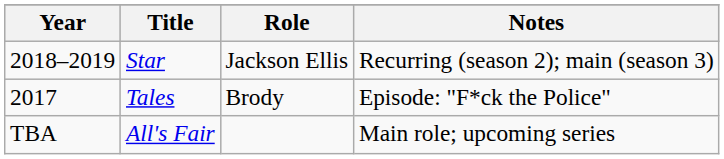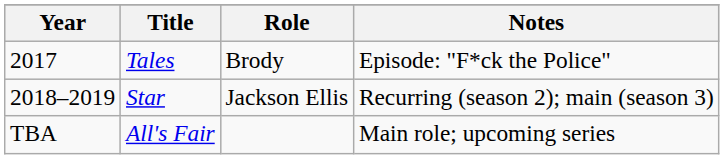rows swapped: (150, 97) <-> (145, 60)
